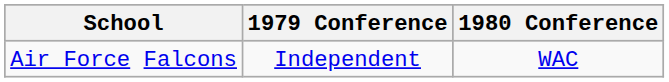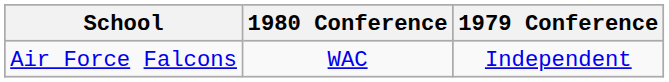columns swapped: (348, 23) <-> (558, 23)
